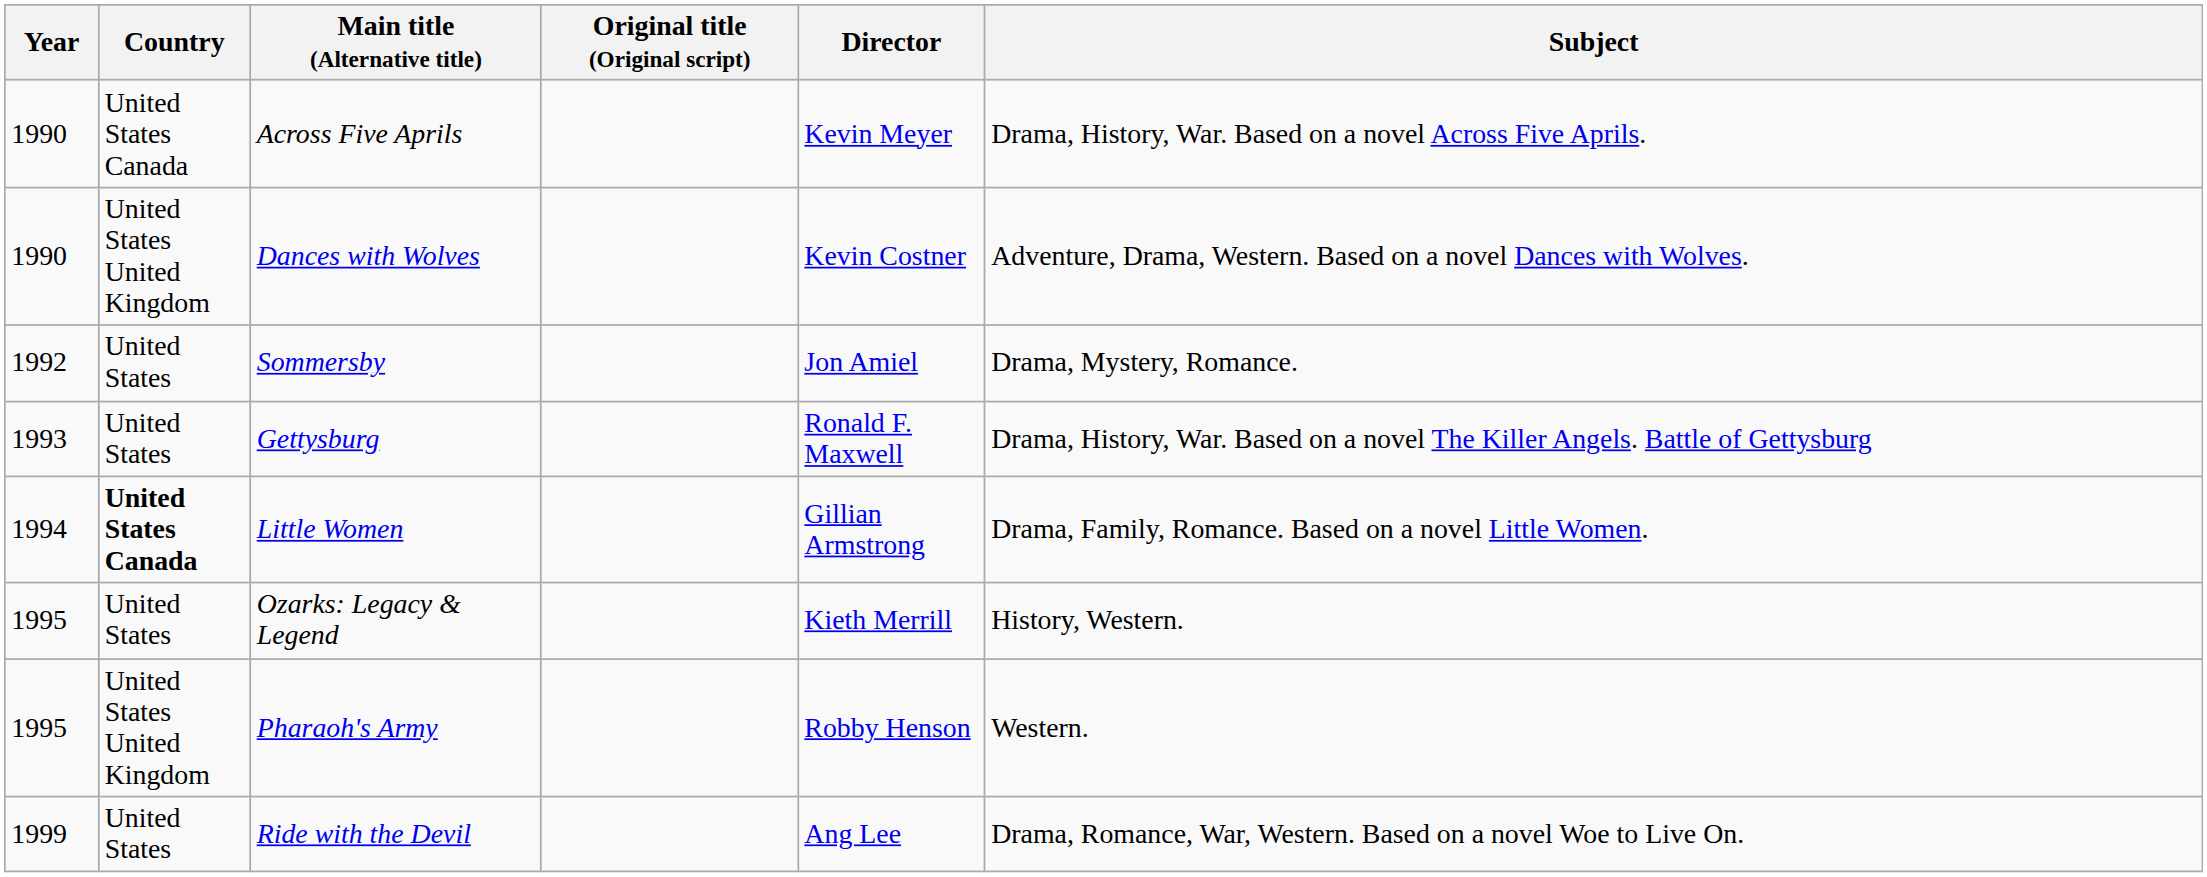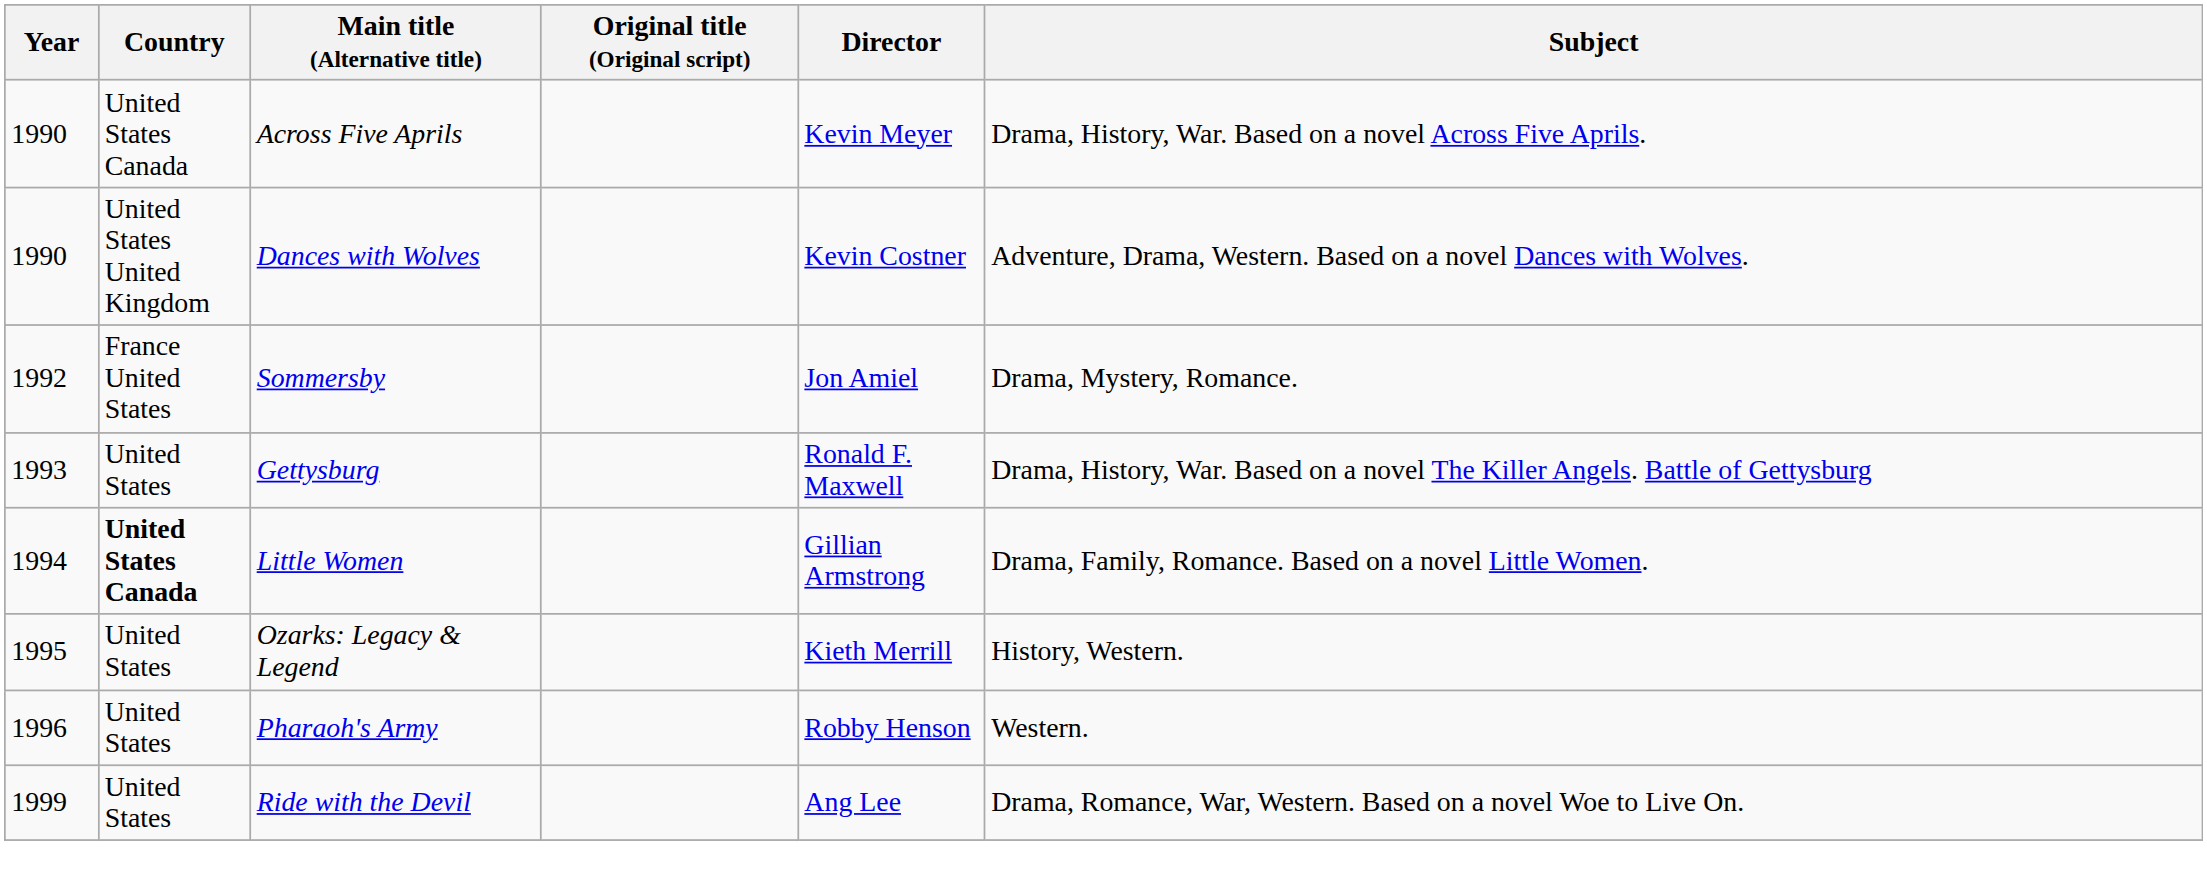(143, 362) United States -> (143, 378) France United States
(39, 727) 1995 -> (39, 727) 1996
(157, 727) United States United Kingdom -> (143, 727) United States
